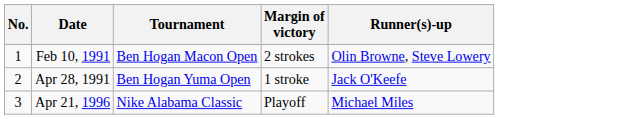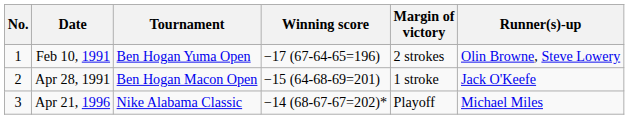+ column: (326, 24)
(187, 56) Ben Hogan Macon Open -> (184, 56) Ben Hogan Yuma Open
(184, 79) Ben Hogan Yuma Open -> (187, 79) Ben Hogan Macon Open
